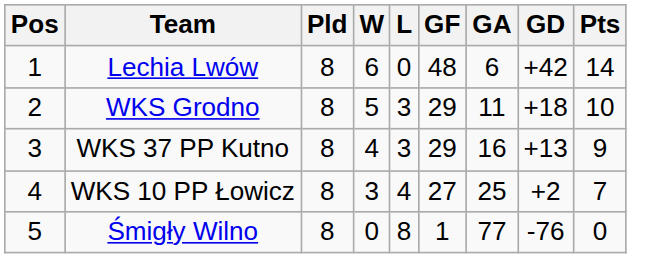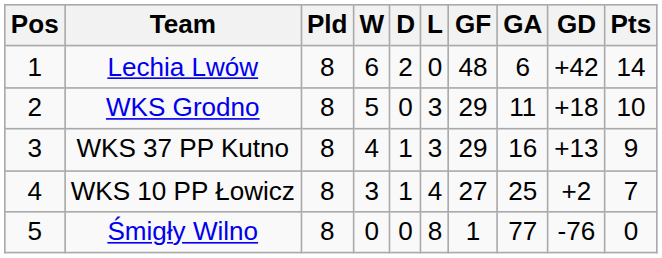+ column: (406, 25)
